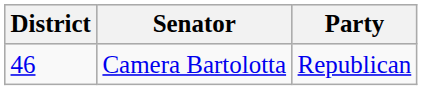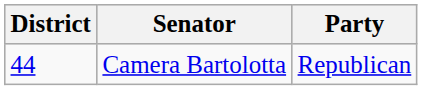(23, 63) 46 -> (23, 63) 44
